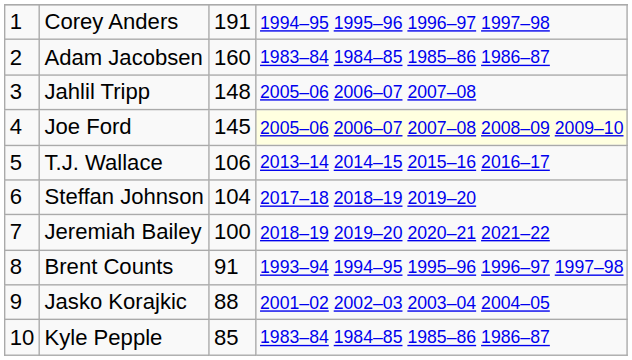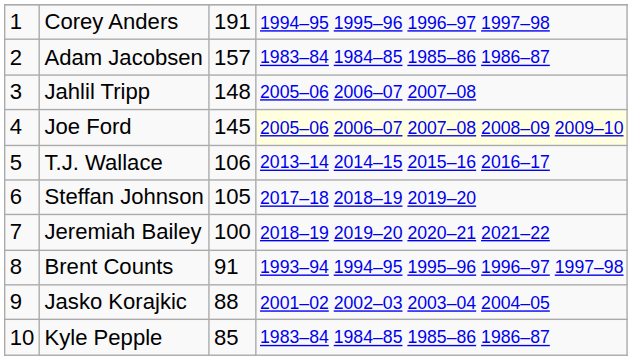(232, 57) 160 -> (232, 57) 157
(232, 197) 104 -> (232, 197) 105
